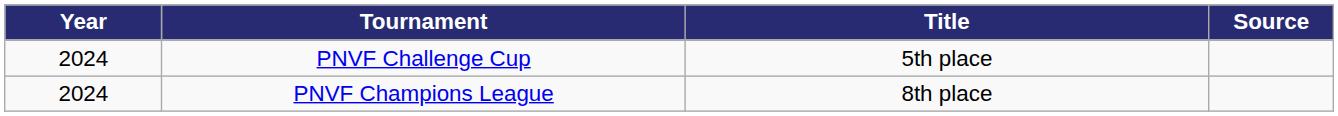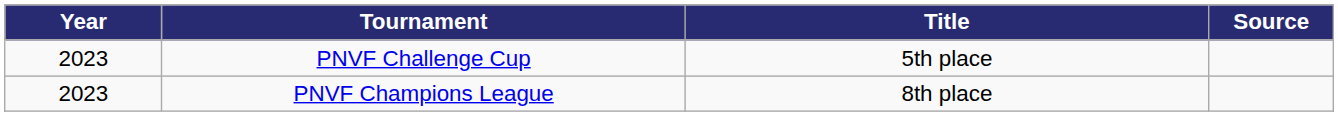(83, 57) 2024 -> (83, 57) 2023
(83, 93) 2024 -> (83, 93) 2023
